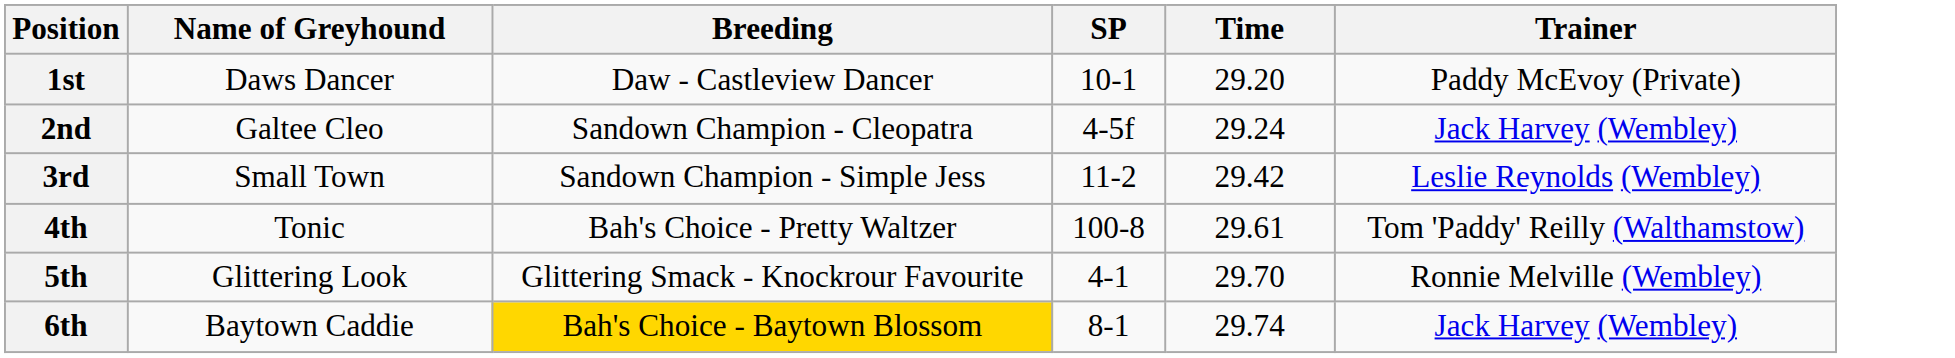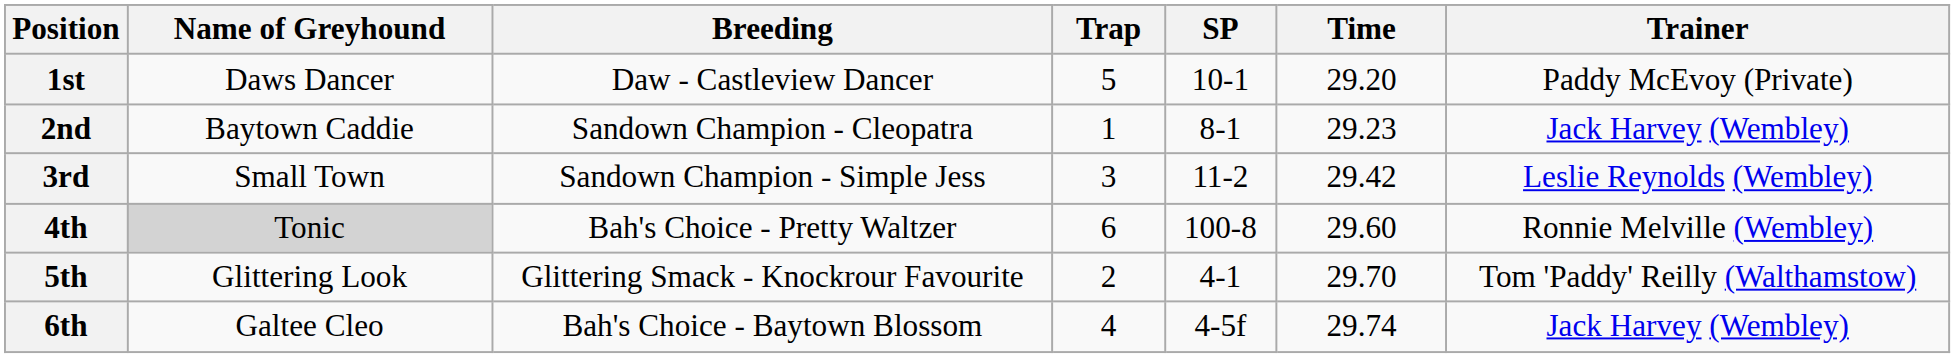+ column: (1109, 29)
(310, 128) Galtee Cleo -> (310, 128) Baytown Caddie
(1109, 128) 4-5f -> (1220, 128) 8-1
(1250, 128) 29.24 -> (1362, 128) 29.23
(310, 227) no background -> (310, 227) lightgrey background
(1250, 227) 29.61 -> (1362, 227) 29.60
(1586, 227) Tom 'Paddy' Reilly (Walthamstow) -> (1698, 227) Ronnie Melville (Wembley)
(1586, 276) Ronnie Melville (Wembley) -> (1698, 276) Tom 'Paddy' Reilly (Walthamstow)
(310, 326) Baytown Caddie -> (310, 326) Galtee Cleo
(772, 326) gold background -> (772, 326) no background
(1109, 326) 8-1 -> (1220, 326) 4-5f
